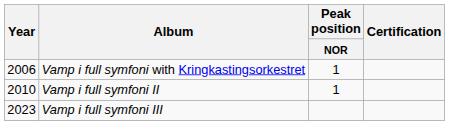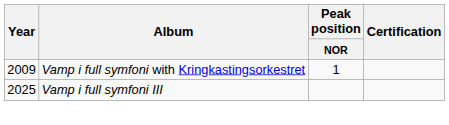(22, 69) 2006 -> (22, 69) 2009
- row: (101, 89)
(22, 110) 2023 -> (22, 89) 2025
